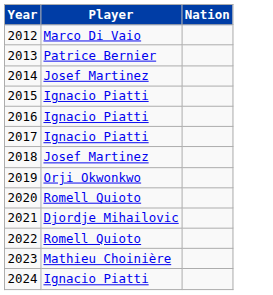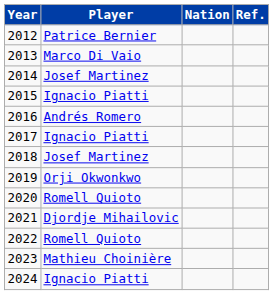+ column: (251, 15)
(92, 35) Marco Di Vaio -> (100, 35) Patrice Bernier
(100, 55) Patrice Bernier -> (92, 55) Marco Di Vaio
(96, 116) Ignacio Piatti -> (92, 116) Andrés Romero
